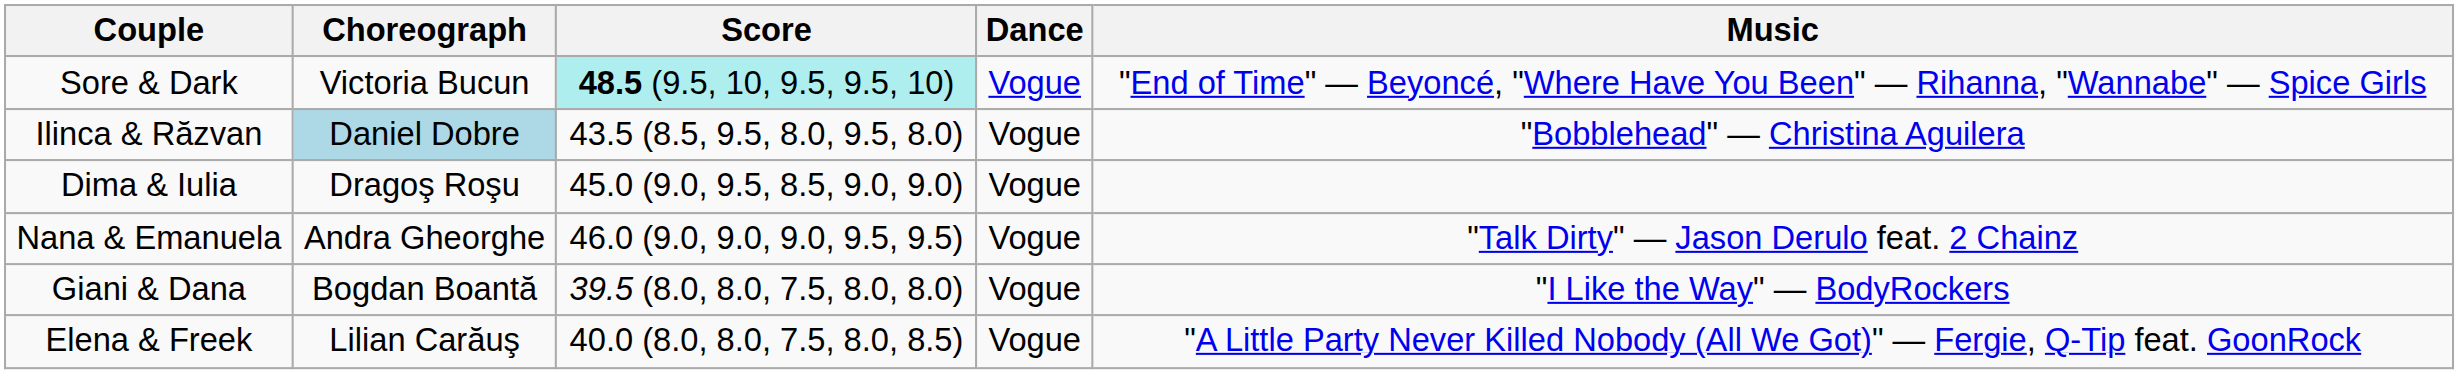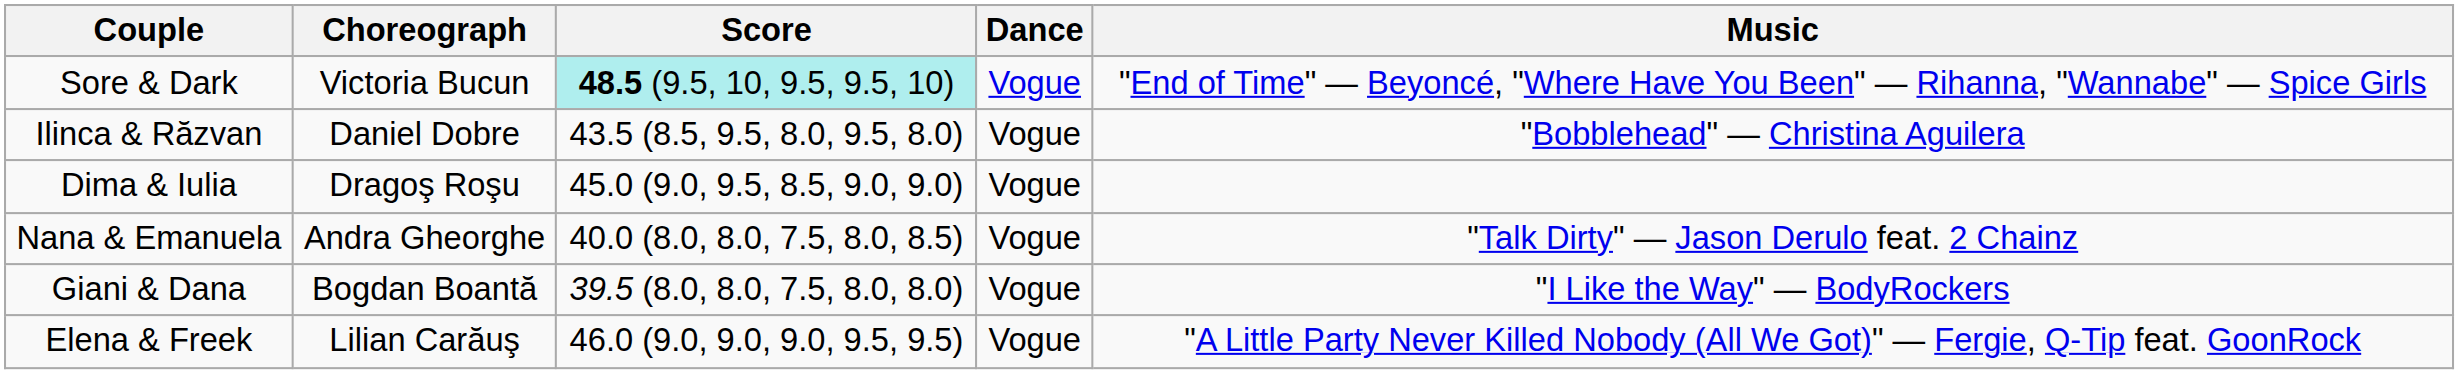(425, 133) lightblue background -> (425, 133) no background
(766, 237) 46.0 (9.0, 9.0, 9.0, 9.5, 9.5) -> (766, 237) 40.0 (8.0, 8.0, 7.5, 8.0, 8.5)
(766, 340) 40.0 (8.0, 8.0, 7.5, 8.0, 8.5) -> (766, 340) 46.0 (9.0, 9.0, 9.0, 9.5, 9.5)
